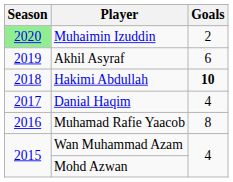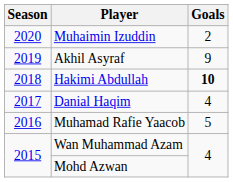(28, 36) lightgreen background -> (28, 36) no background
(208, 58) 6 -> (208, 58) 9
(208, 123) 8 -> (208, 123) 5
